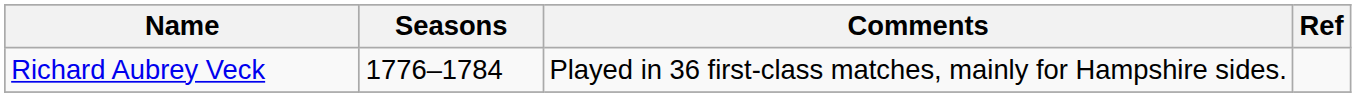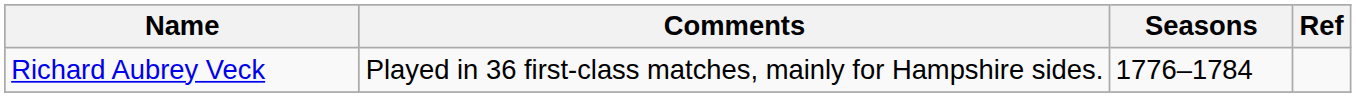columns swapped: (451, 26) <-> (918, 26)
